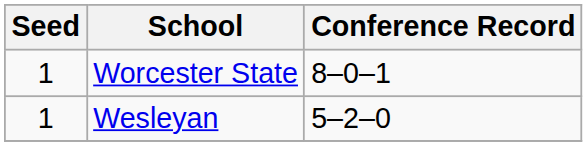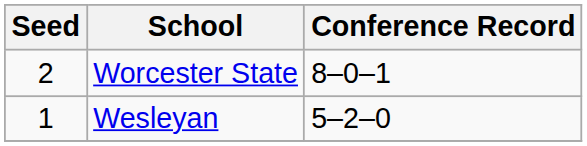(46, 72) 1 -> (46, 72) 2
